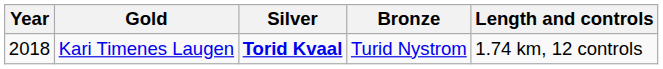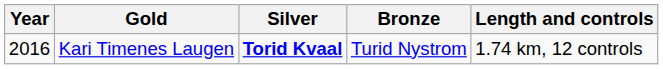(30, 48) 2018 -> (30, 48) 2016
